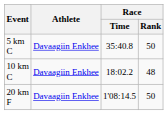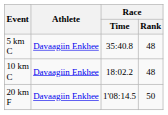(151, 46) 50 -> (151, 46) 48
